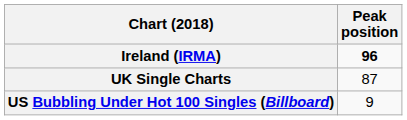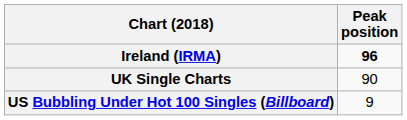(370, 79) 87 -> (370, 79) 90
